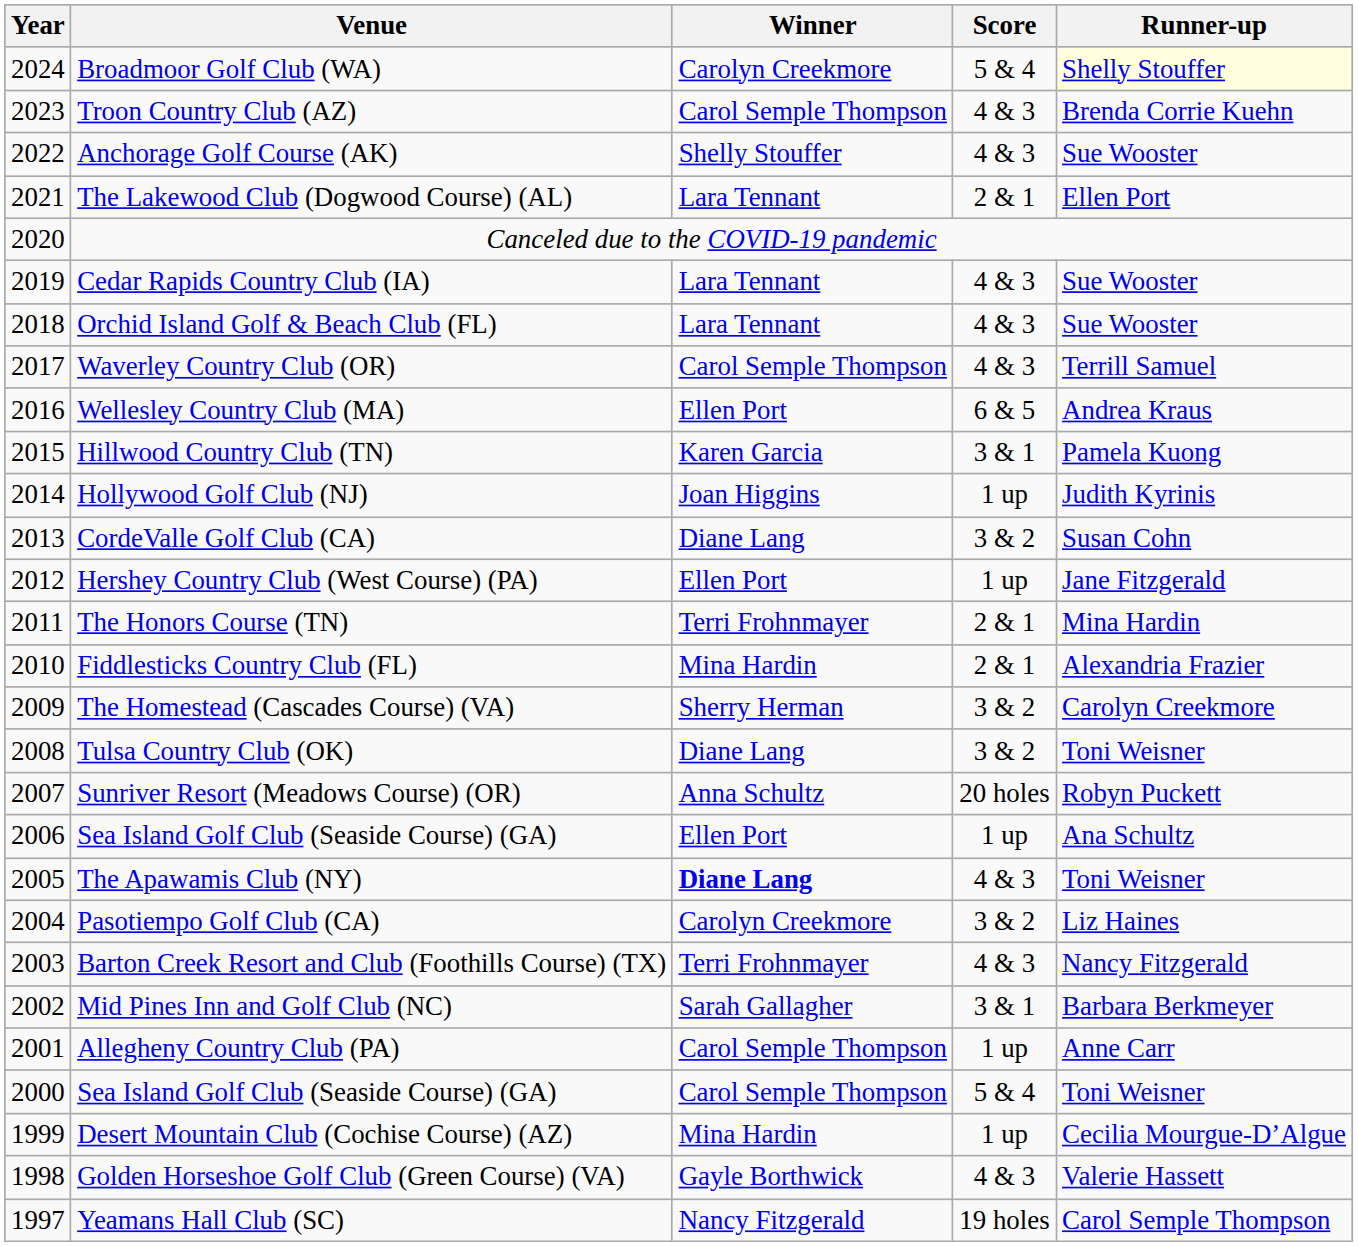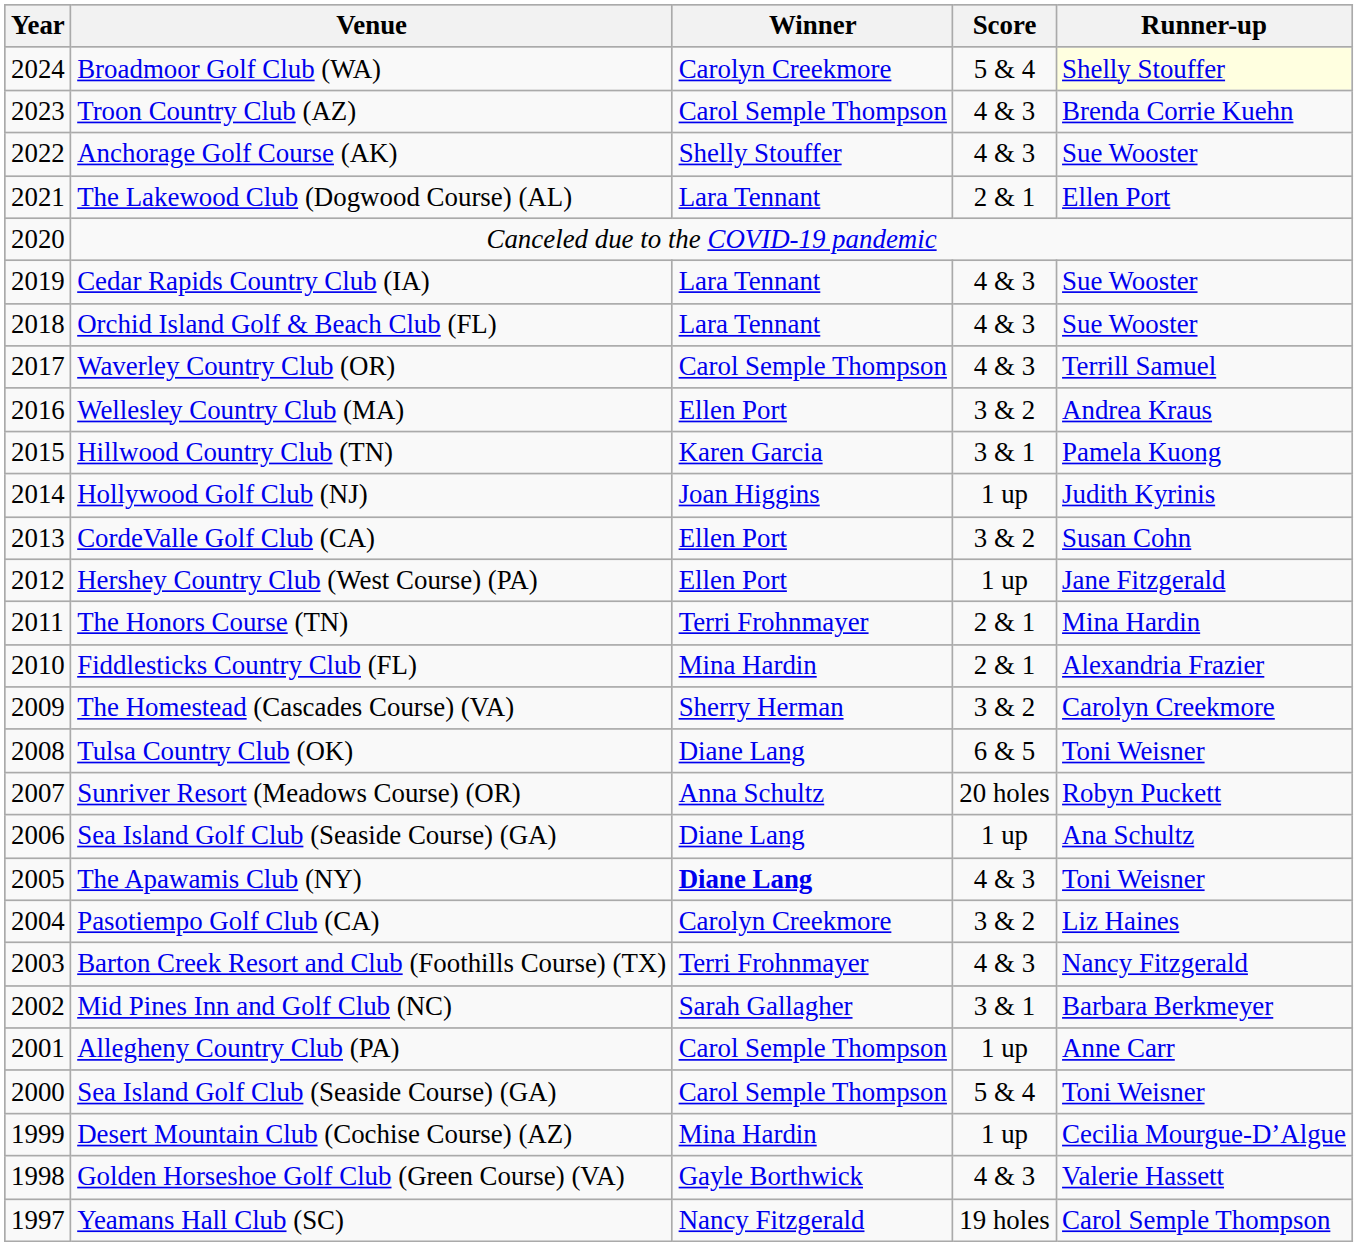(1004, 409) 6 & 5 -> (1004, 409) 3 & 2
(742, 537) Diane Lang -> (733, 537) Ellen Port
(1004, 750) 3 & 2 -> (1004, 750) 6 & 5
(733, 835) Ellen Port -> (742, 835) Diane Lang
